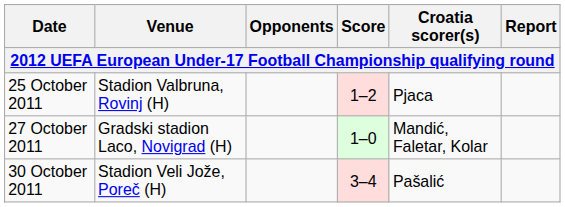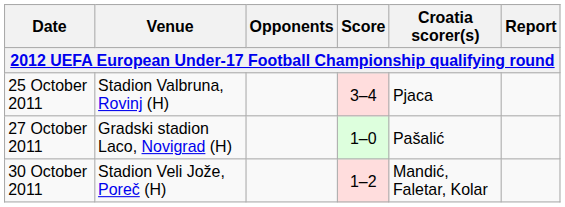(363, 95) 1–2 -> (363, 95) 3–4
(440, 138) Mandić, Faletar, Kolar -> (419, 138) Pašalić
(363, 181) 3–4 -> (363, 181) 1–2
(419, 181) Pašalić -> (440, 181) Mandić, Faletar, Kolar
